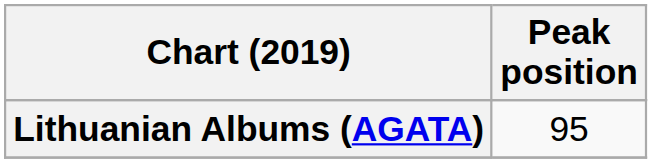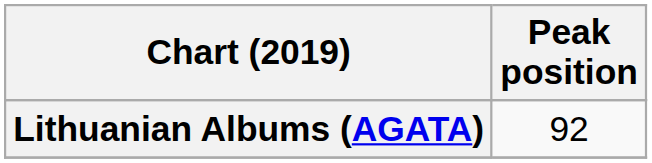(569, 128) 95 -> (569, 128) 92
